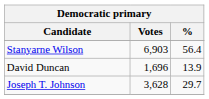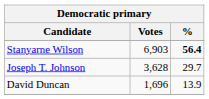(192, 49) normal -> (192, 49) bold
rows swapped: (46, 85) <-> (38, 67)
